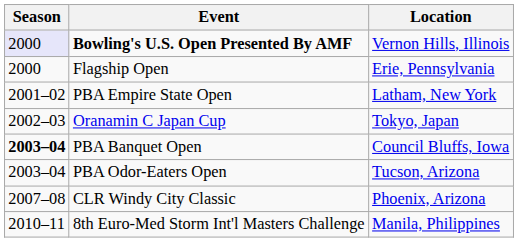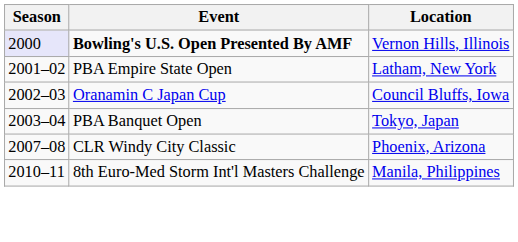- row: (121, 69)
(416, 120) Tokyo, Japan -> (441, 95) Council Bluffs, Iowa
(37, 146) bold -> (37, 120) normal
(441, 146) Council Bluffs, Iowa -> (416, 120) Tokyo, Japan
- row: (150, 172)
